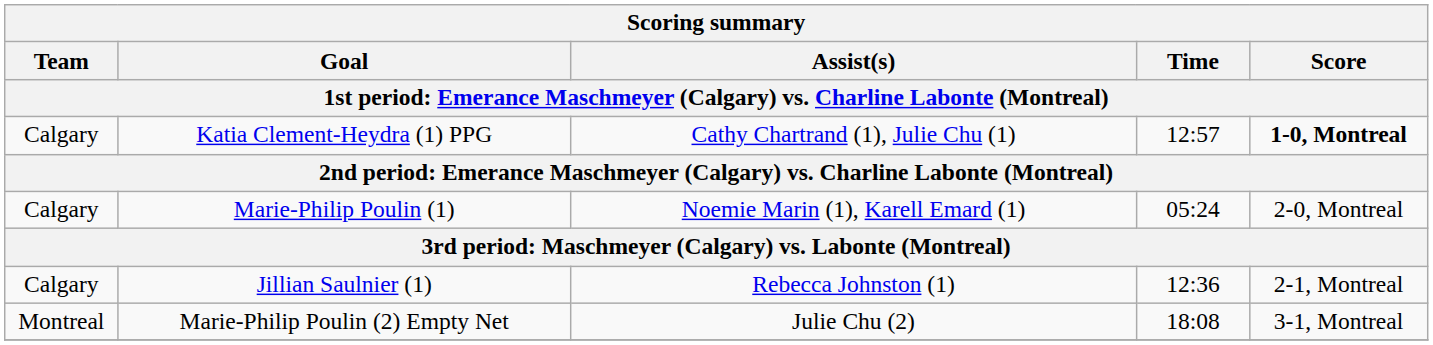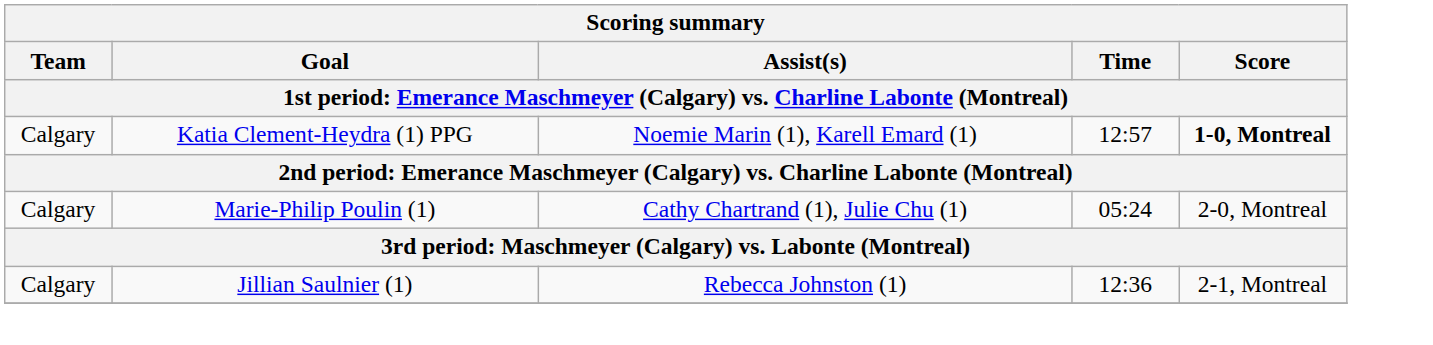(853, 135) Cathy Chartrand (1), Julie Chu (1) -> (805, 135) Noemie Marin (1), Karell Emard (1)
(853, 209) Noemie Marin (1), Karell Emard (1) -> (805, 209) Cathy Chartrand (1), Julie Chu (1)
- row: (344, 321)
